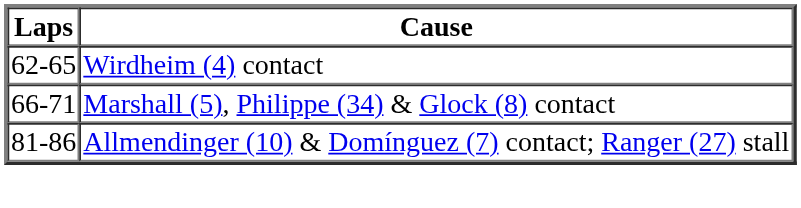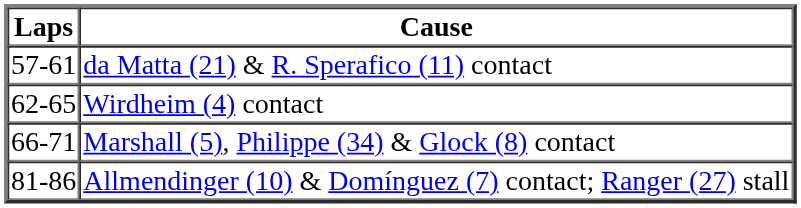+ row: (318, 64)
